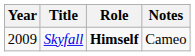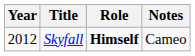(22, 39) 2009 -> (22, 39) 2012
